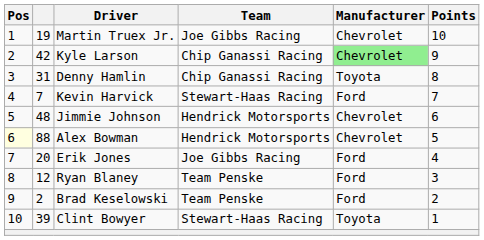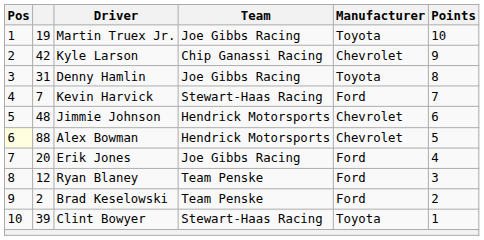(370, 35) Chevrolet -> (358, 35) Toyota
(370, 55) lightgreen background -> (370, 55) no background
(252, 76) Chip Ganassi Racing -> (241, 76) Joe Gibbs Racing
